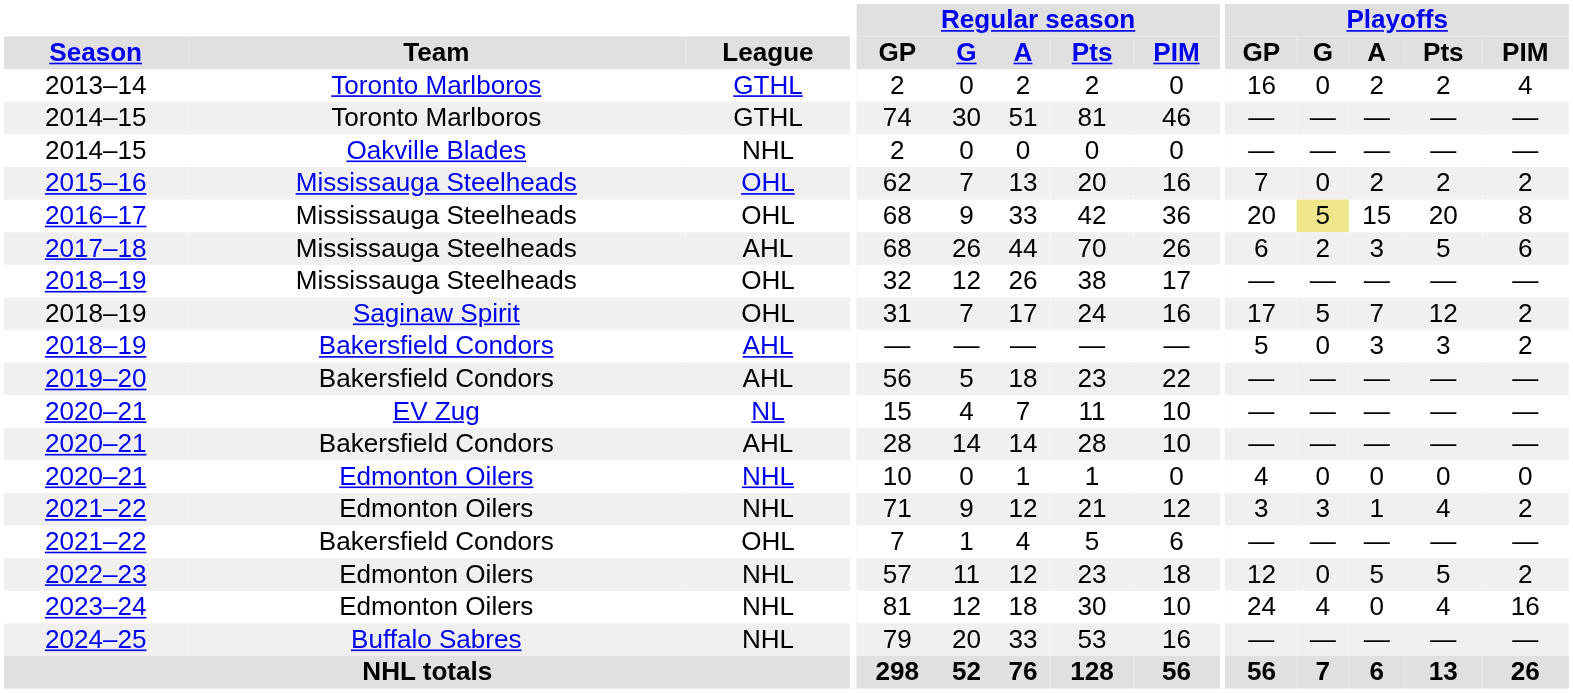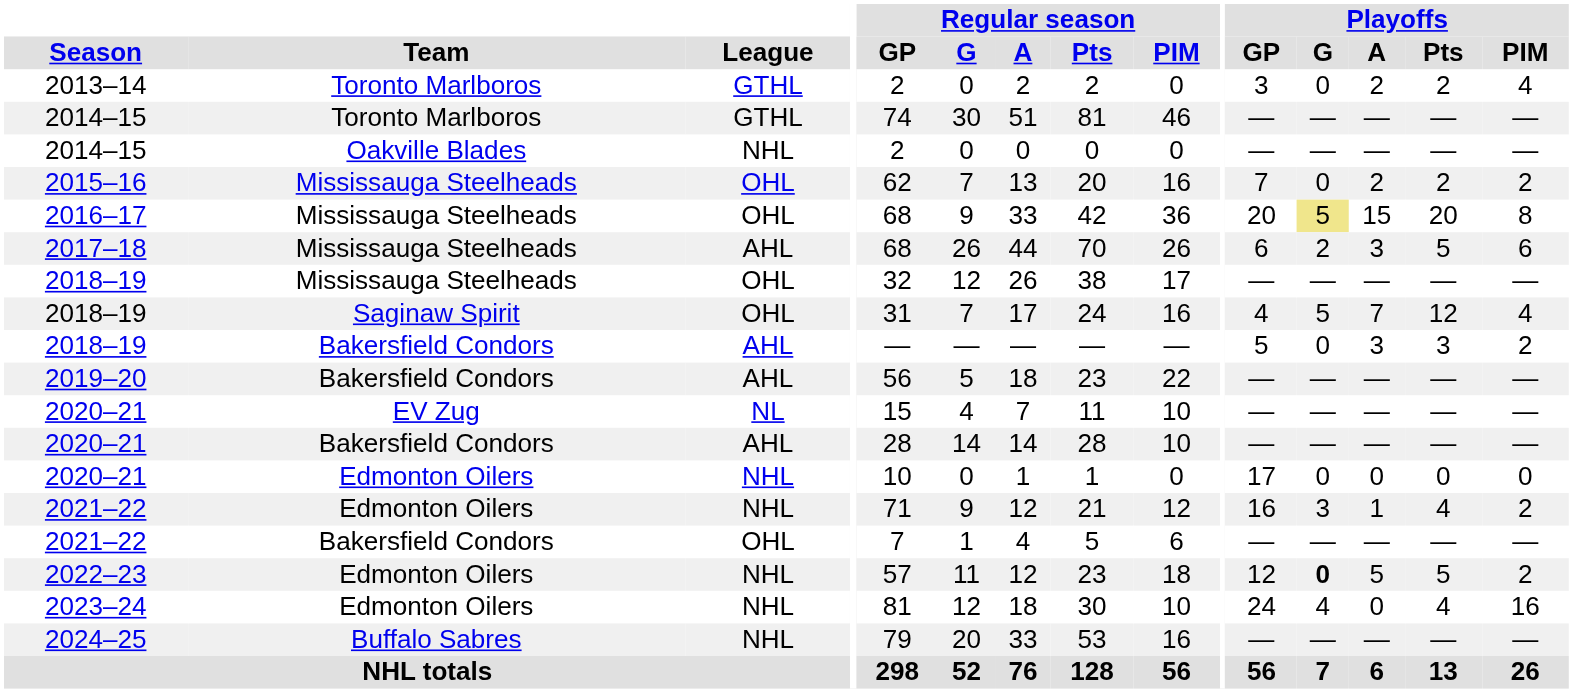(1261, 85) 16 -> (1261, 85) 3
(1261, 313) 17 -> (1261, 313) 4
(1525, 313) 2 -> (1525, 313) 4
(1261, 476) 4 -> (1261, 476) 17
(1261, 508) 3 -> (1261, 508) 16
(1323, 574) normal -> (1323, 574) bold
